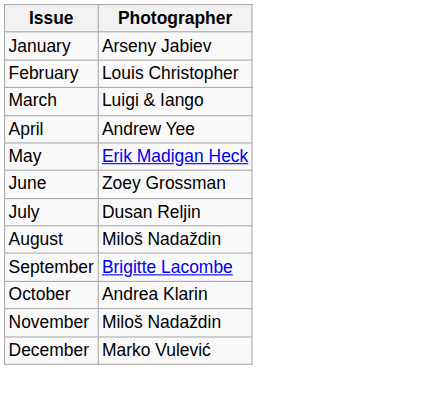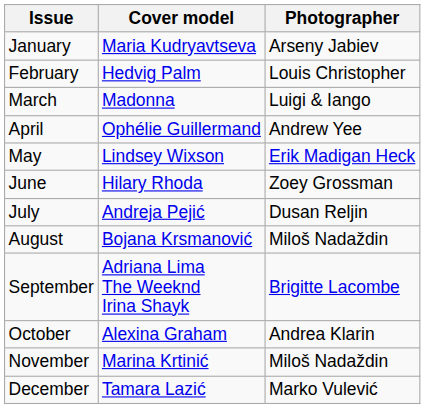+ column: (181, 18)
